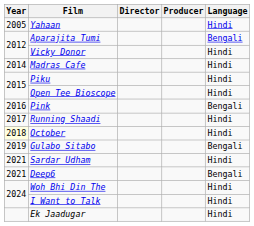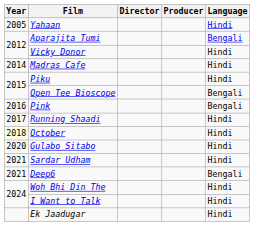(220, 92) Hindi -> (225, 92) Bengali
(16, 147) 2019 -> (16, 147) 2020
(225, 147) Bengali -> (220, 147) Hindi
